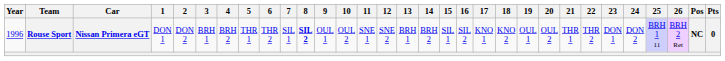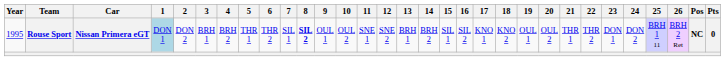(15, 34) 1996 -> (15, 34) 1995
(162, 34) no background -> (162, 34) lightblue background
